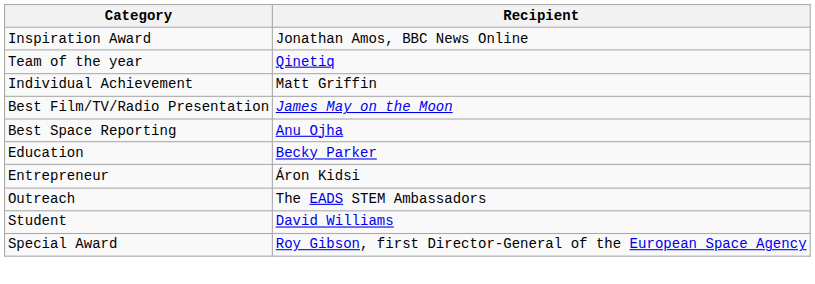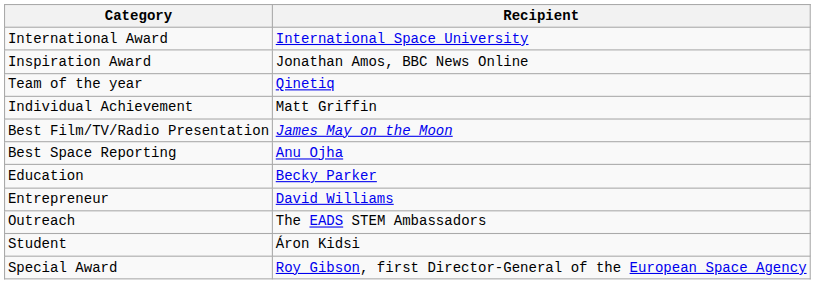+ row: (88, 39)
(318, 176) Áron Kidsi -> (335, 199) David Williams
(335, 222) David Williams -> (318, 245) Áron Kidsi
